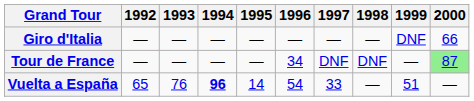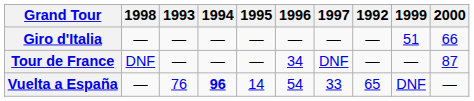columns swapped: (140, 15) <-> (372, 15)
(411, 38) DNF -> (411, 38) 51
(450, 61) lightgreen background -> (450, 61) no background
(411, 84) 51 -> (411, 84) DNF
